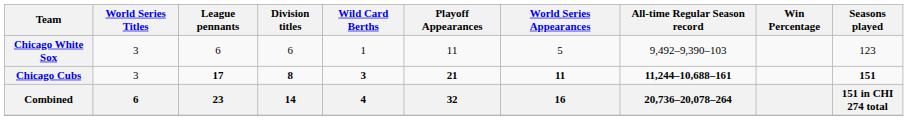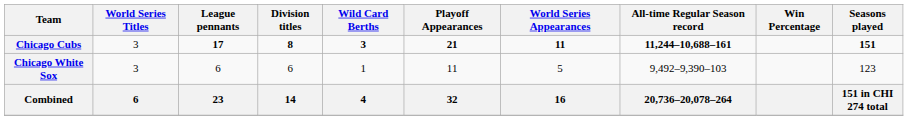rows swapped: (49, 75) <-> (49, 51)
